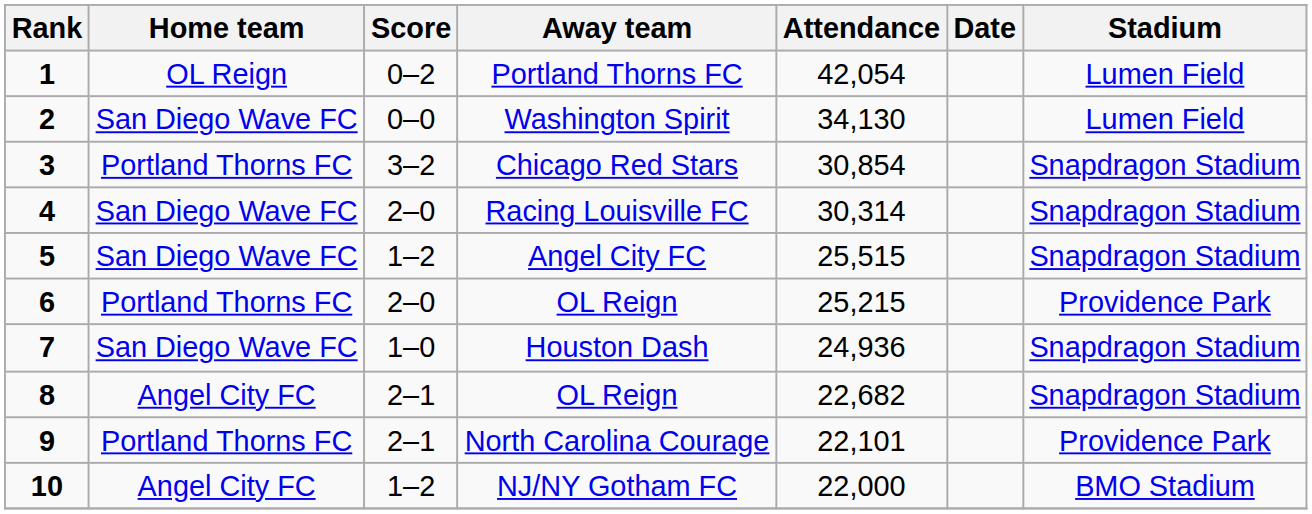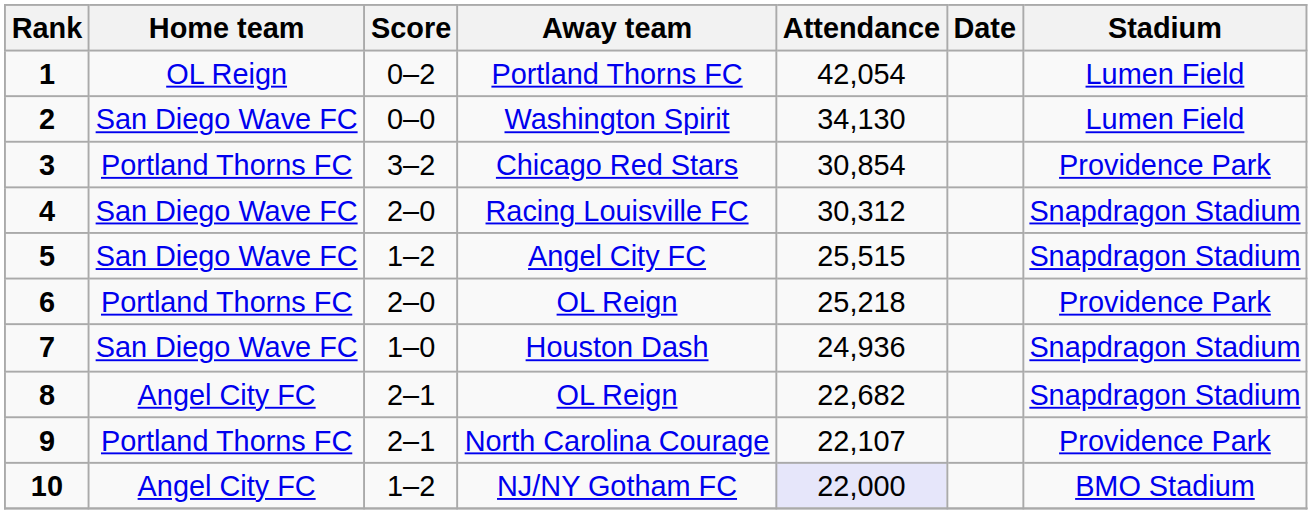(1165, 165) Snapdragon Stadium -> (1165, 165) Providence Park
(861, 211) 30,314 -> (861, 211) 30,312
(861, 302) 25,215 -> (861, 302) 25,218
(861, 439) 22,101 -> (861, 439) 22,107
(861, 485) no background -> (861, 485) lavender background
